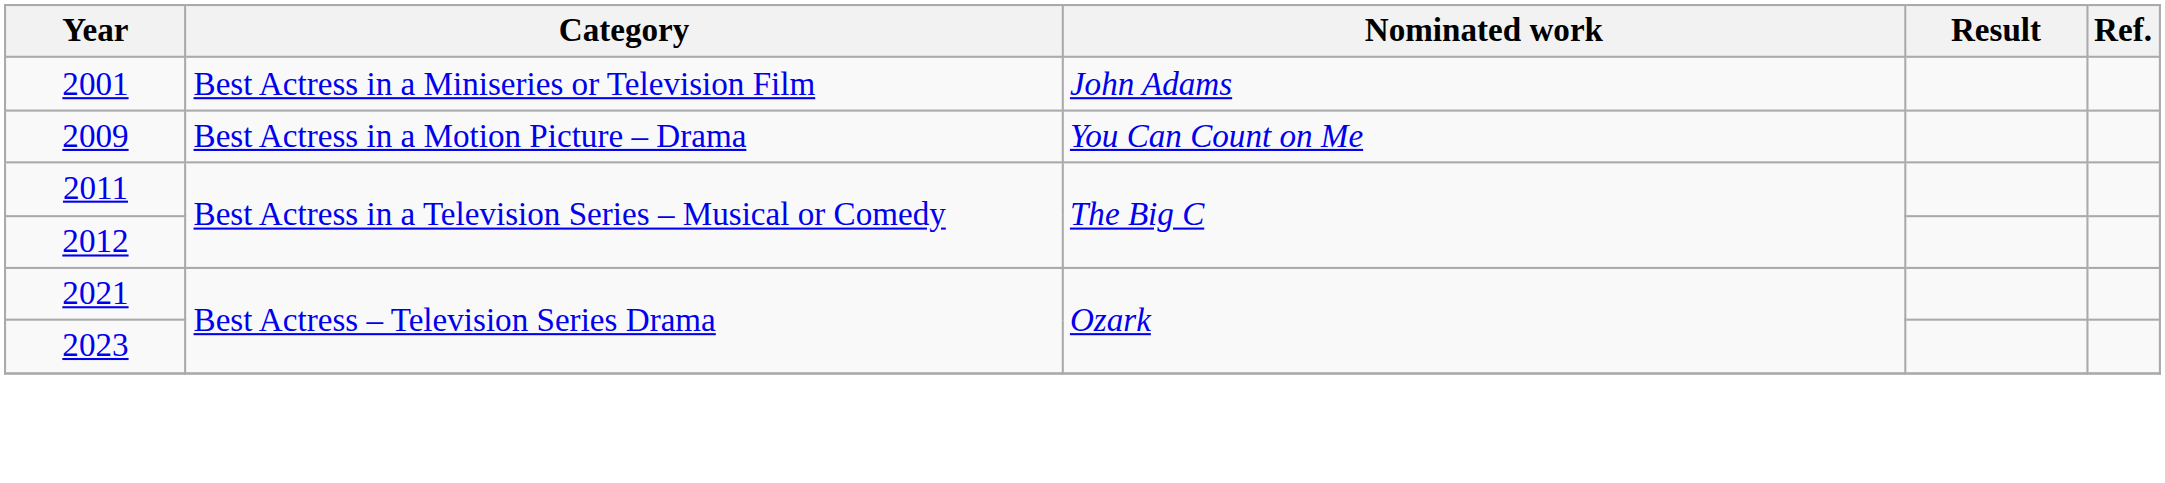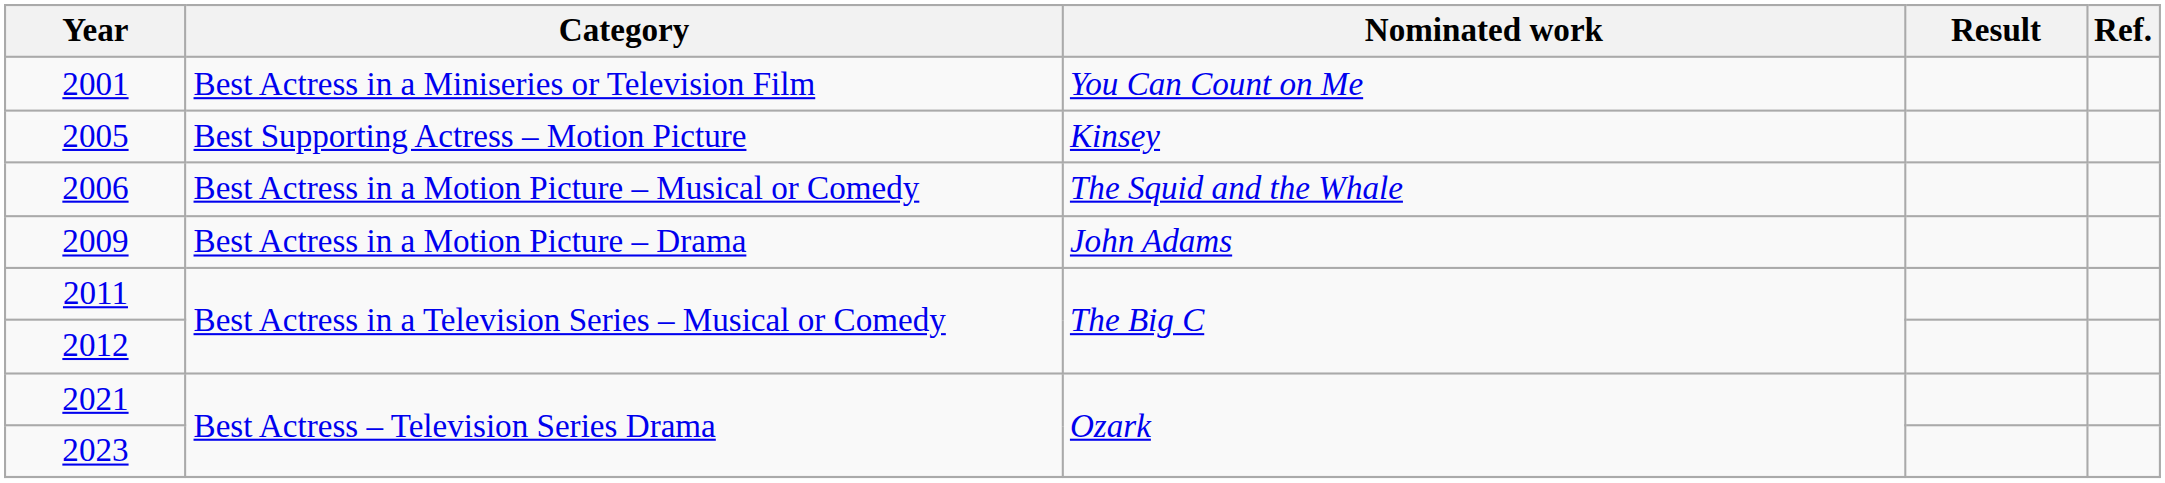(1151, 83) John Adams -> (1217, 83) You Can Count on Me
+ row: (95, 135)
+ row: (95, 188)
(1217, 135) You Can Count on Me -> (1151, 240) John Adams
